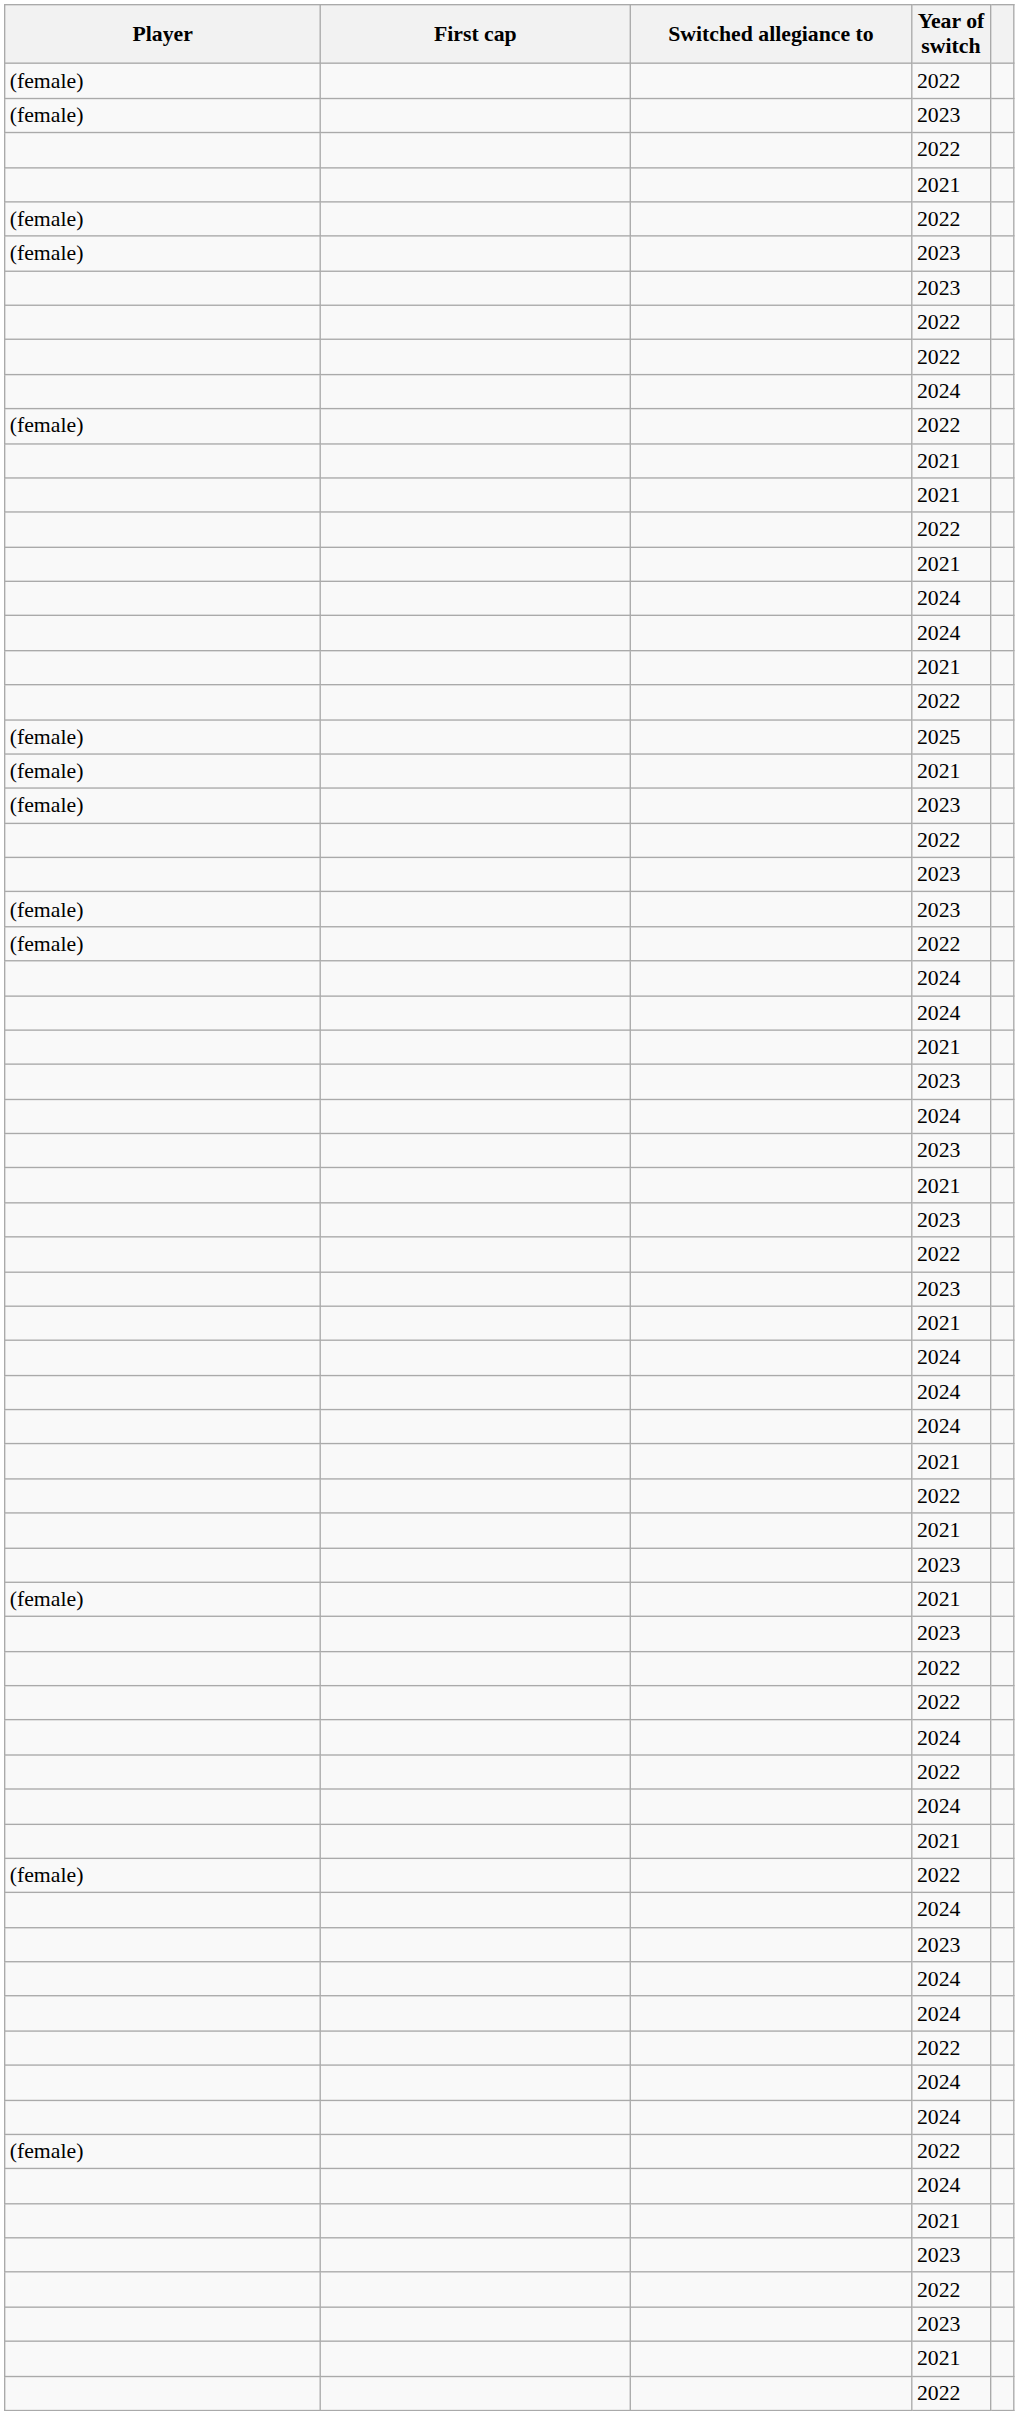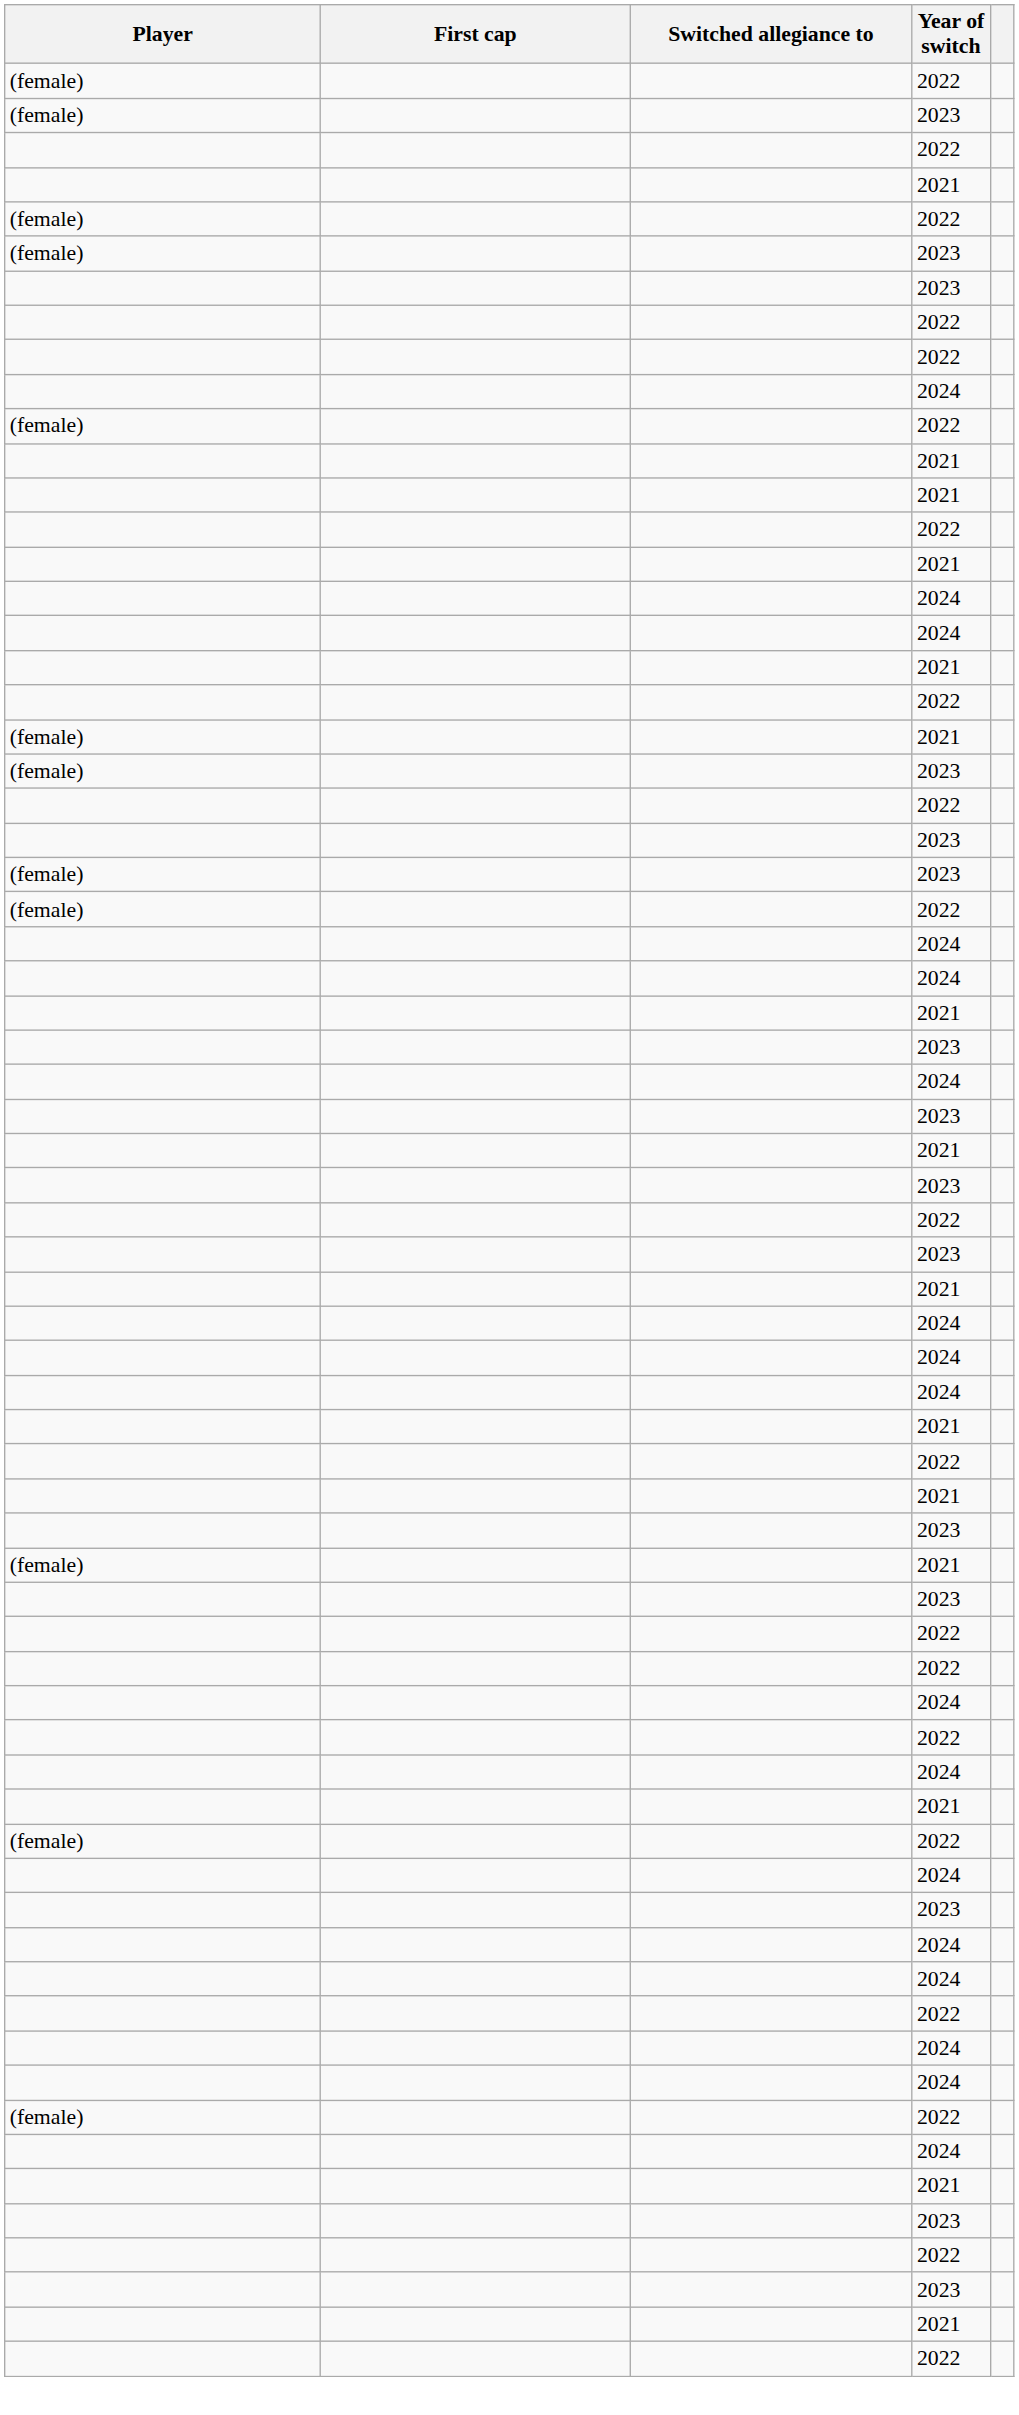- row: (47, 736)
